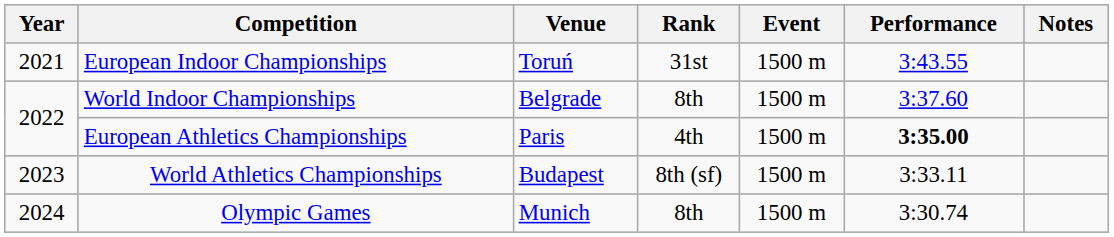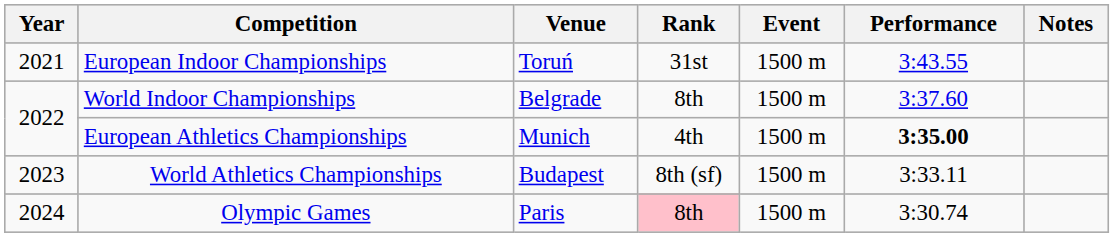(542, 137) Paris -> (554, 137) Munich
(554, 212) Munich -> (542, 212) Paris
(689, 212) no background -> (689, 212) pink background
